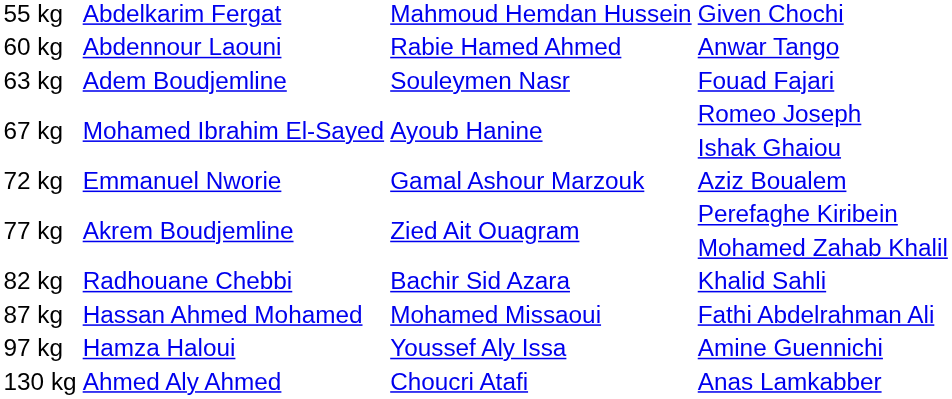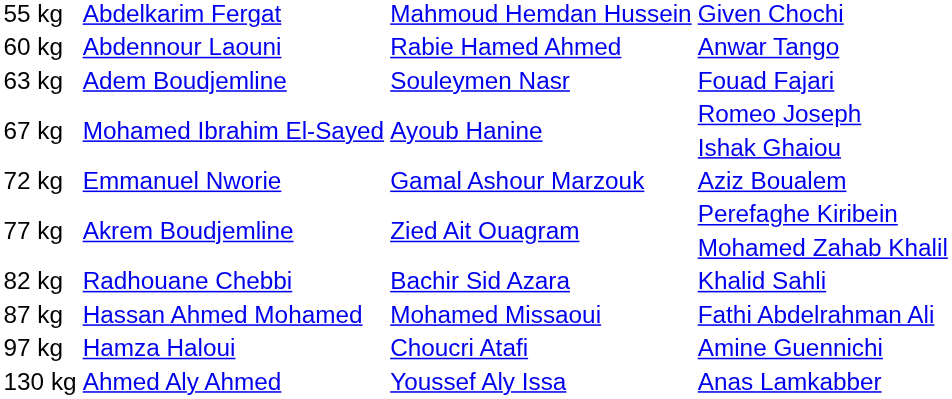(478, 348) Youssef Aly Issa -> (459, 348) Choucri Atafi
(459, 381) Choucri Atafi -> (478, 381) Youssef Aly Issa
